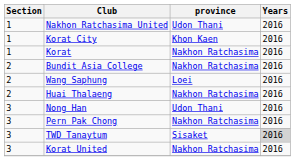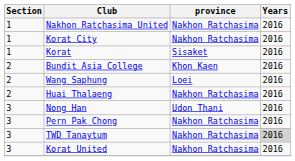(198, 25) Udon Thani -> (215, 25) Nakhon Ratchasima
(195, 39) Khon Kaen -> (215, 39) Nakhon Ratchasima
(215, 53) Nakhon Ratchasima -> (190, 53) Sisaket
(215, 66) Nakhon Ratchasima -> (195, 66) Khon Kaen
(190, 135) Sisaket -> (215, 135) Nakhon Ratchasima
